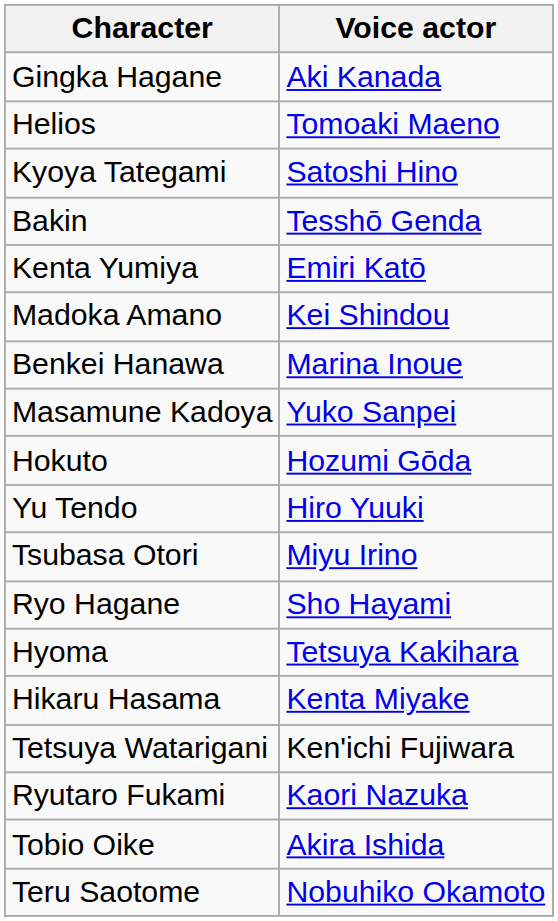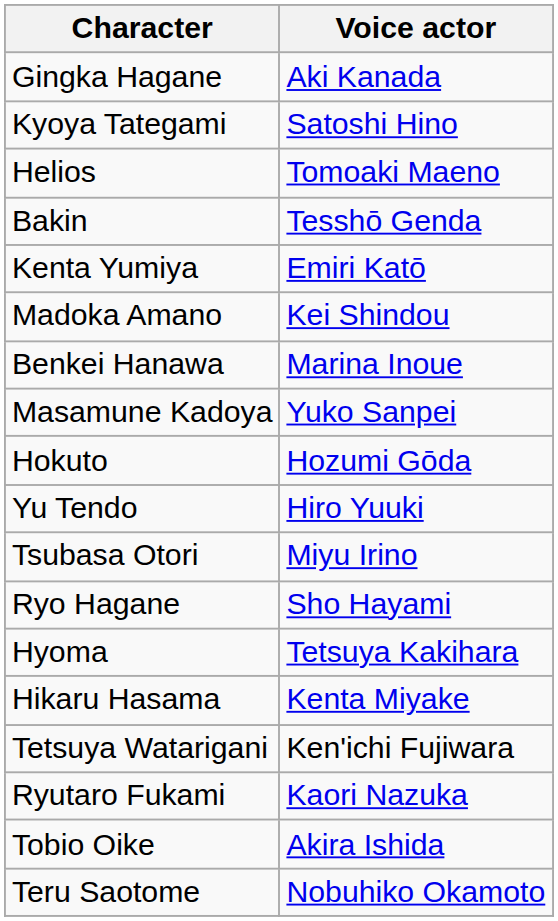rows swapped: (119, 172) <-> (54, 124)
